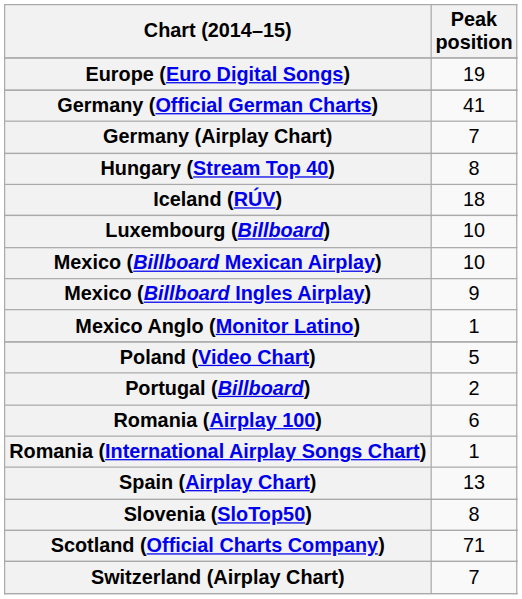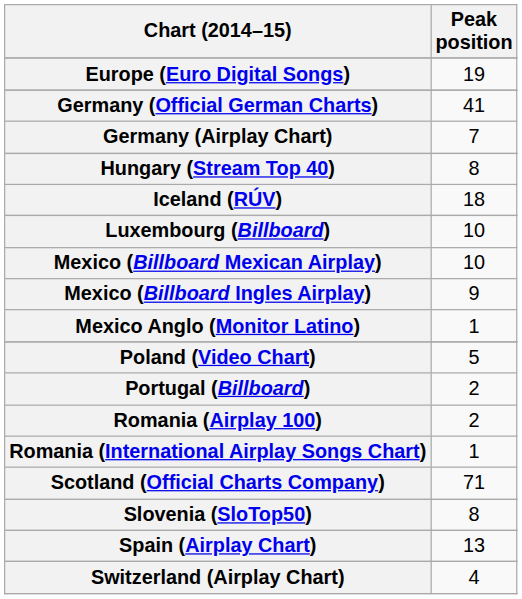(474, 420) 6 -> (474, 420) 2
rows swapped: (218, 545) <-> (218, 483)
(474, 577) 7 -> (474, 577) 4
